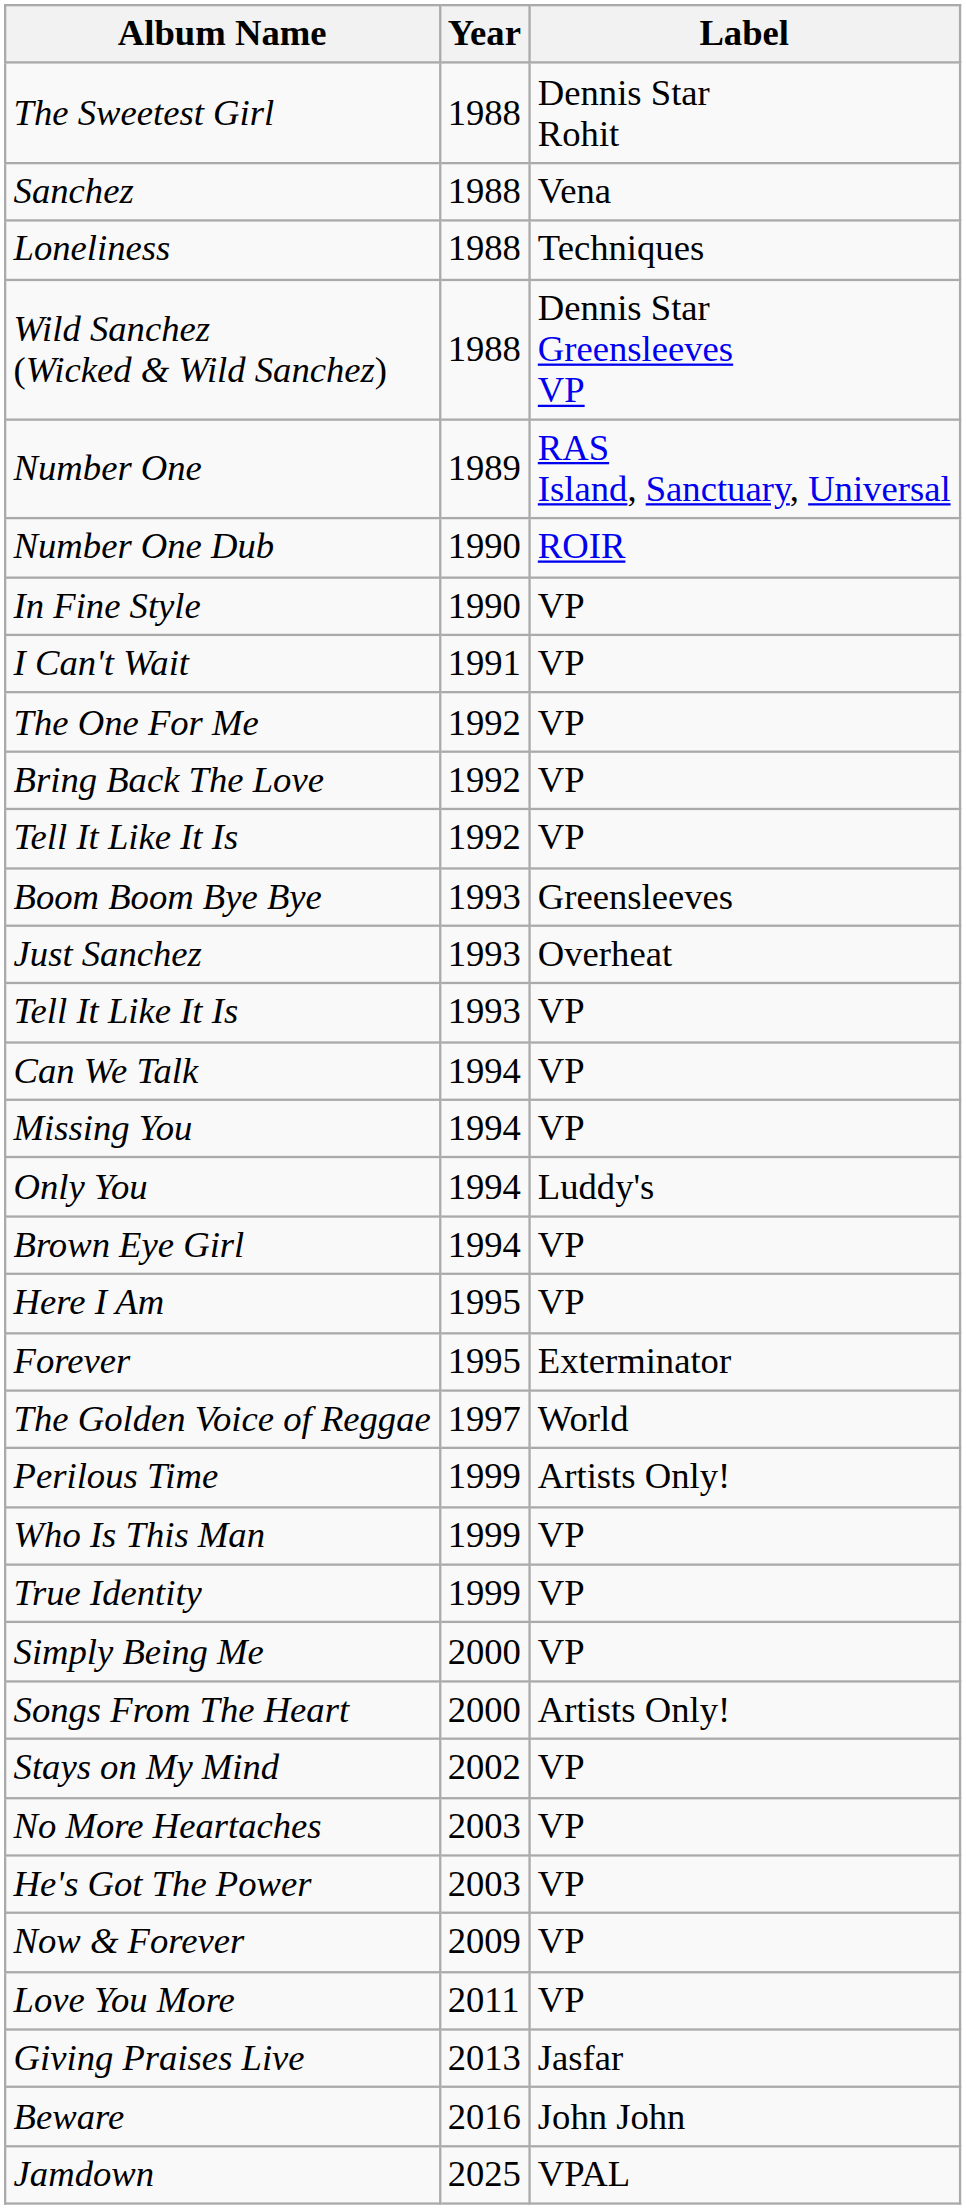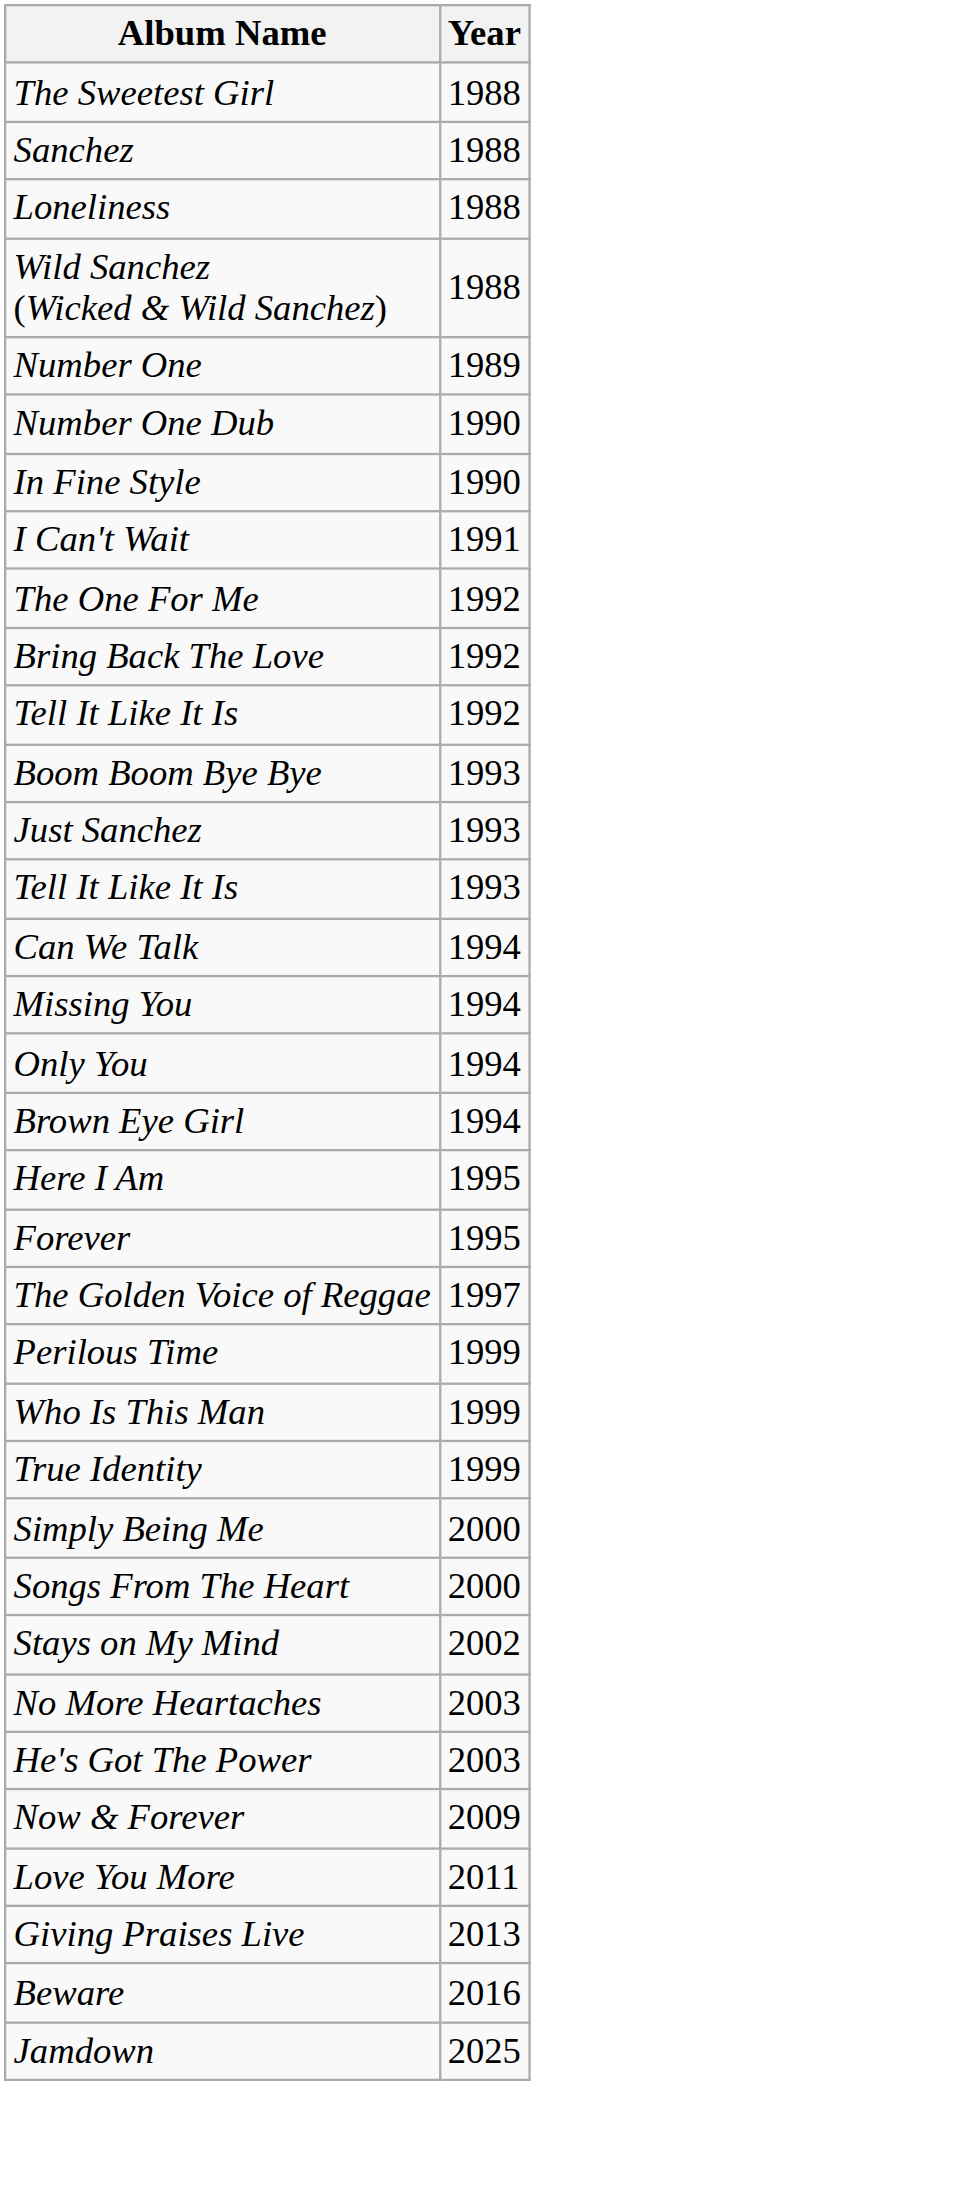- column: (744, 33)
